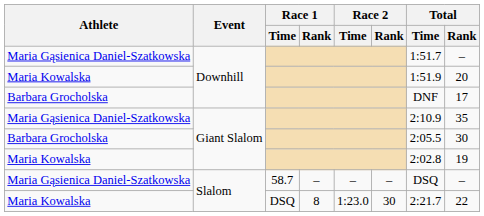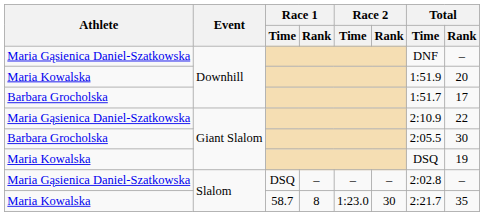(425, 56) 1:51.7 -> (425, 56) DNF
(425, 97) DNF -> (425, 97) 1:51.7
(462, 118) 35 -> (462, 118) 22
(425, 159) 2:02.8 -> (425, 159) DSQ
(282, 180) 58.7 -> (282, 180) DSQ
(425, 180) DSQ -> (425, 180) 2:02.8
(282, 201) DSQ -> (282, 201) 58.7
(462, 201) 22 -> (462, 201) 35
